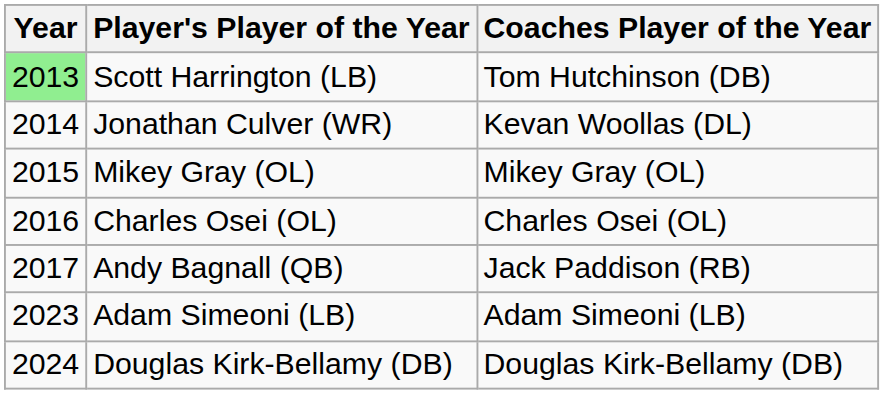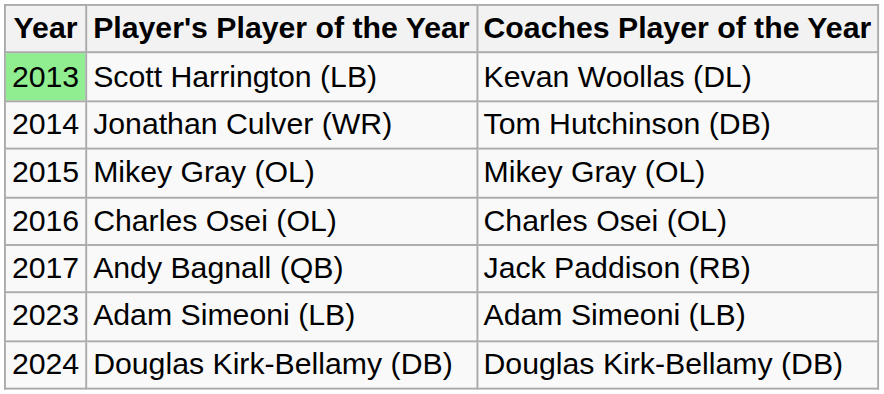(627, 76) Tom Hutchinson (DB) -> (618, 76) Kevan Woollas (DL)
(618, 124) Kevan Woollas (DL) -> (627, 124) Tom Hutchinson (DB)
